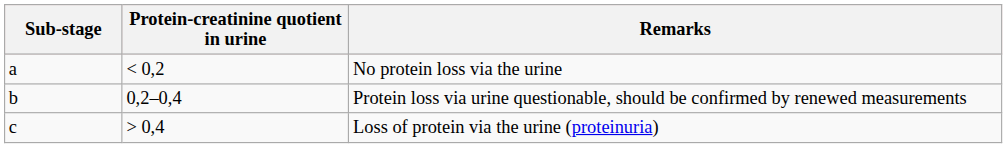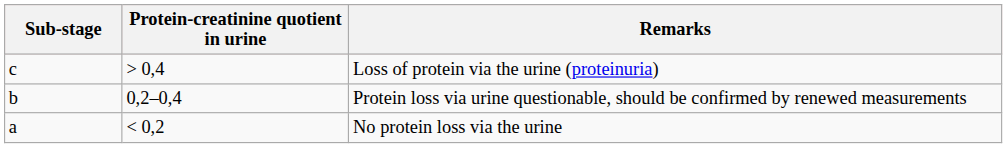rows swapped: (458, 68) <-> (506, 127)
